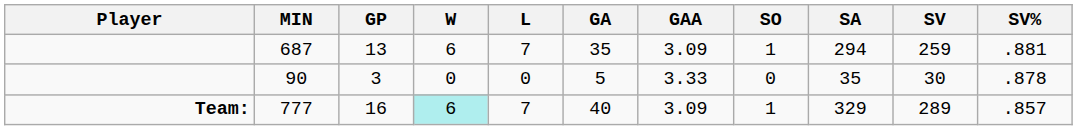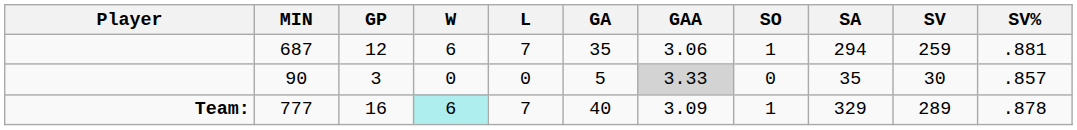(376, 50) 13 -> (376, 50) 12
(685, 50) 3.09 -> (685, 50) 3.06
(685, 79) no background -> (685, 79) lightgrey background
(1025, 79) .878 -> (1025, 79) .857
(1025, 109) .857 -> (1025, 109) .878
